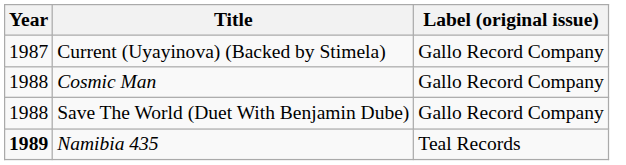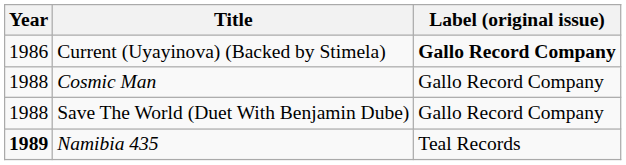(29, 50) 1987 -> (29, 50) 1986
(511, 50) normal -> (517, 50) bold
